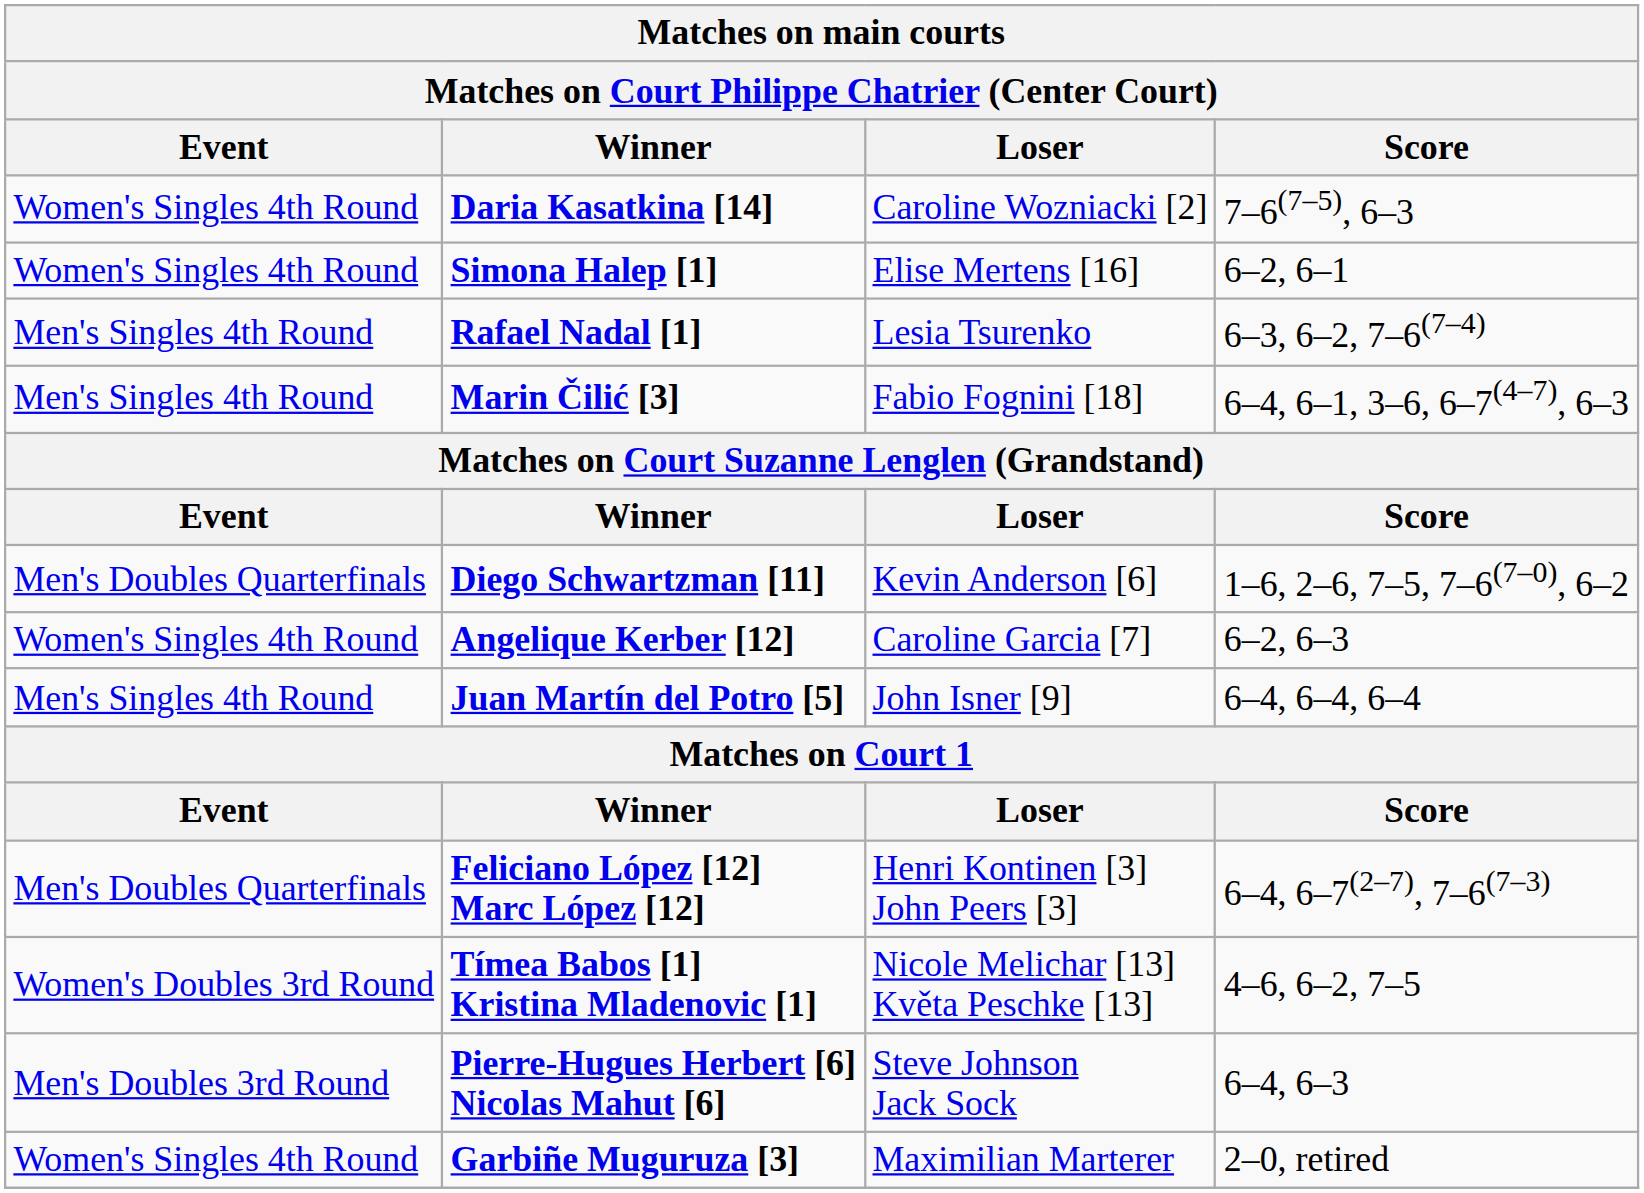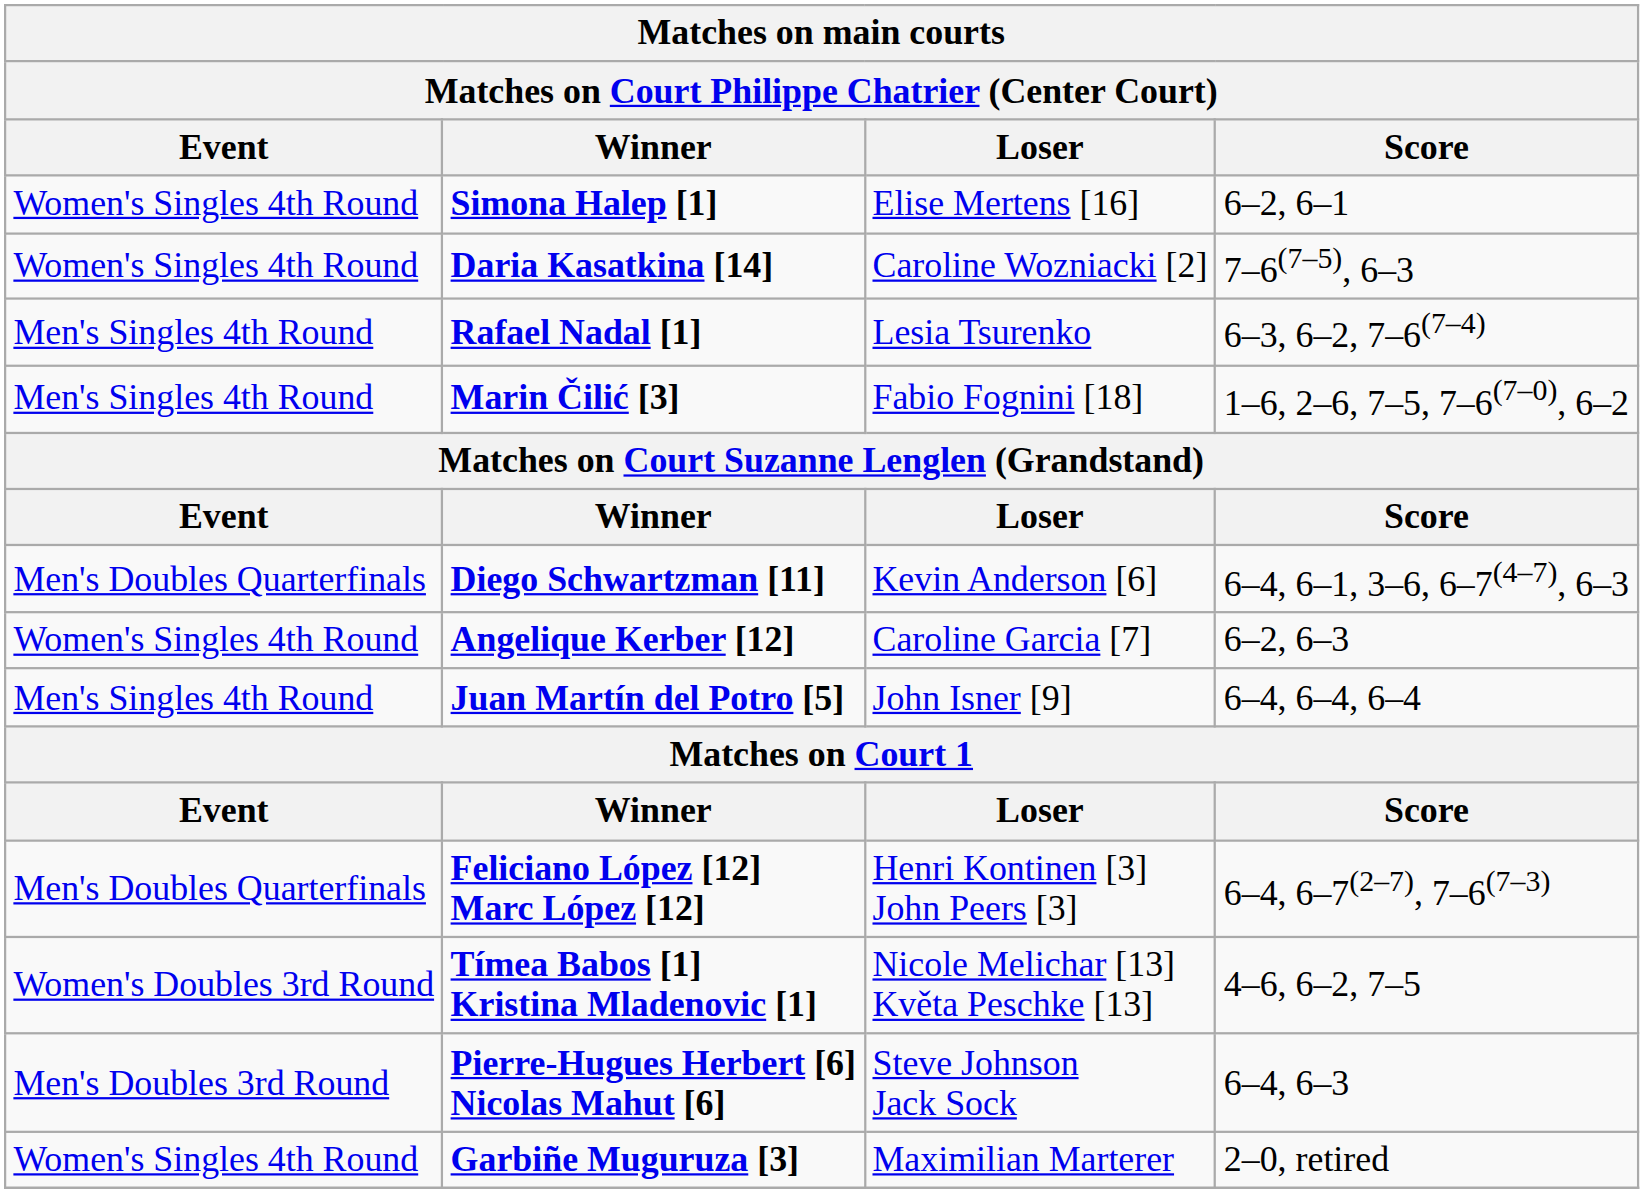rows swapped: (584, 269) <-> (612, 208)
(1426, 398) 6–4, 6–1, 3–6, 6–7(4–7), 6–3 -> (1426, 398) 1–6, 2–6, 7–5, 7–6(7–0), 6–2
(1426, 578) 1–6, 2–6, 7–5, 7–6(7–0), 6–2 -> (1426, 578) 6–4, 6–1, 3–6, 6–7(4–7), 6–3
